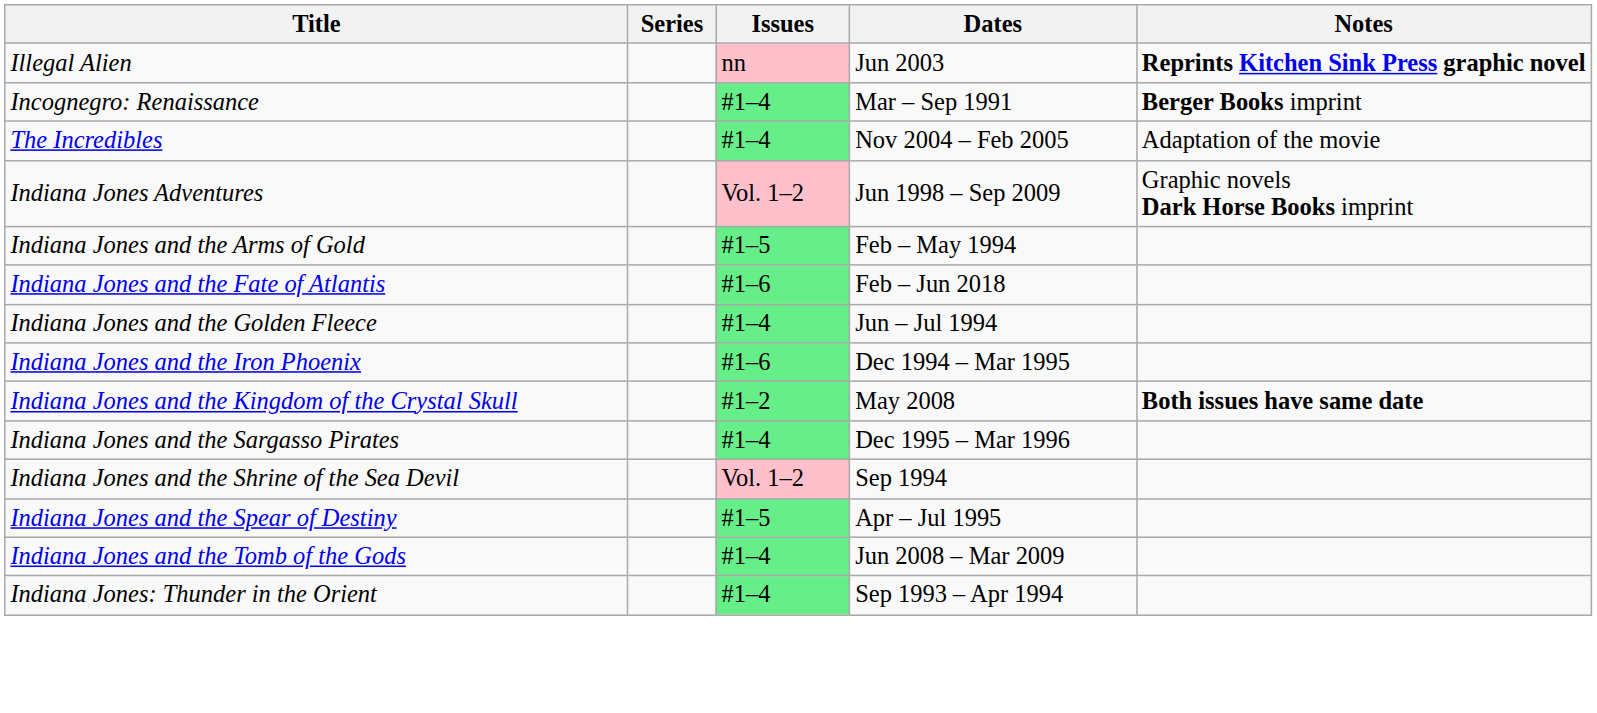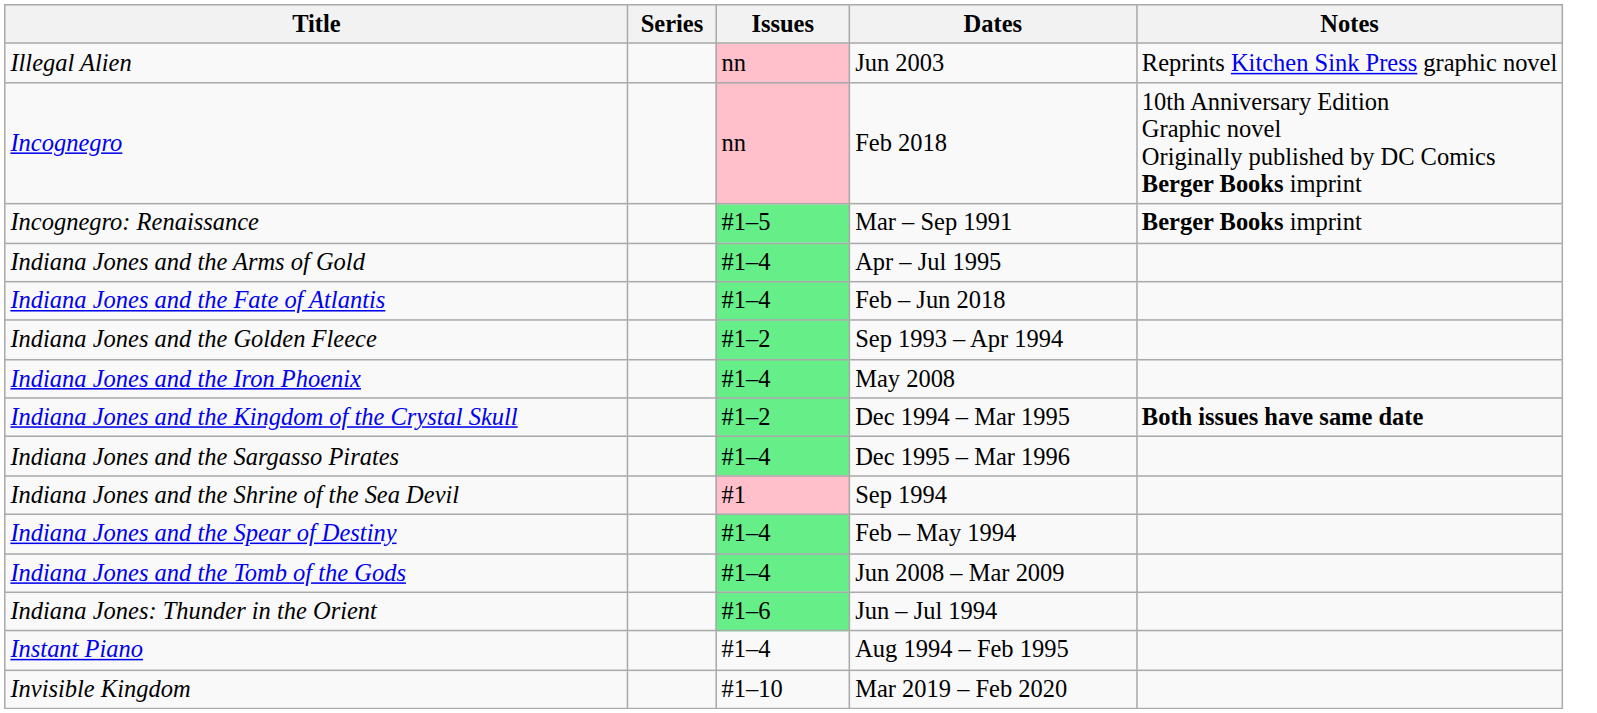(1364, 62) bold -> (1350, 62) normal
+ row: (66, 142)
(746, 101) #1–4 -> (746, 223) #1–5
- row: (86, 140)
- row: (137, 192)
(746, 245) #1–5 -> (746, 261) #1–4
(936, 245) Feb – May 1994 -> (928, 261) Apr – Jul 1995
(746, 284) #1–6 -> (746, 300) #1–4
(746, 323) #1–4 -> (746, 339) #1–2
(926, 323) Jun – Jul 1994 -> (959, 339) Sep 1993 – Apr 1994
(746, 362) #1–6 -> (746, 378) #1–4
(963, 362) Dec 1994 – Mar 1995 -> (905, 378) May 2008
(905, 400) May 2008 -> (963, 417) Dec 1994 – Mar 1995
(763, 478) Vol. 1–2 -> (734, 494) #1
(746, 517) #1–5 -> (746, 533) #1–4
(928, 517) Apr – Jul 1995 -> (936, 533) Feb – May 1994
(746, 594) #1–4 -> (746, 611) #1–6
(959, 594) Sep 1993 – Apr 1994 -> (926, 611) Jun – Jul 1994
+ row: (77, 650)
+ row: (100, 688)
